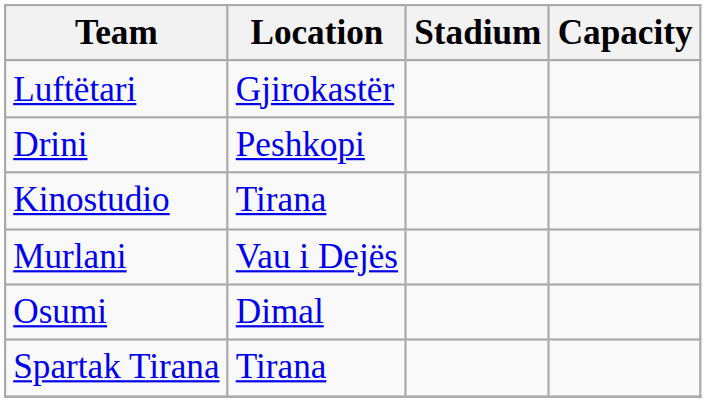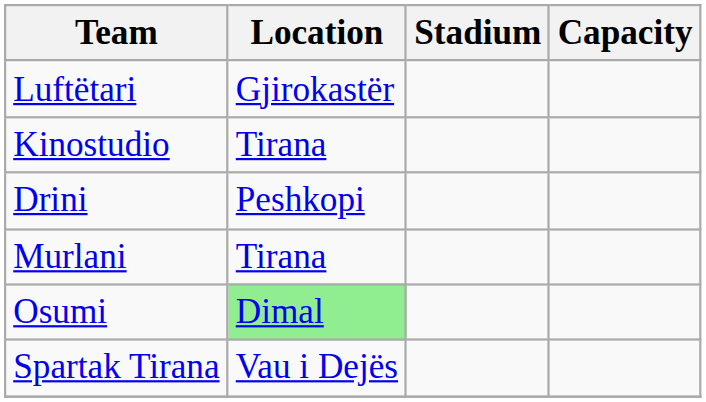rows swapped: (50, 144) <-> (91, 199)
(317, 255) Vau i Dejës -> (281, 255) Tirana
(280, 311) no background -> (280, 311) lightgreen background
(281, 367) Tirana -> (317, 367) Vau i Dejës
